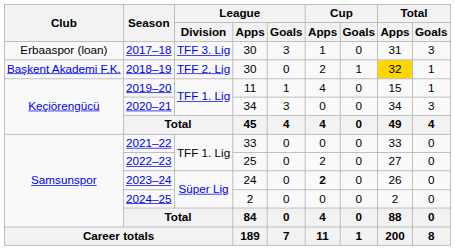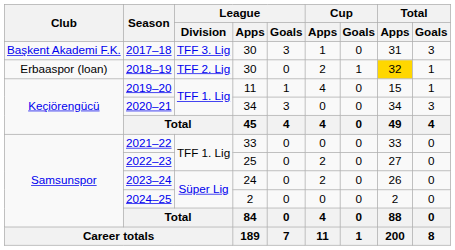(64, 50) Erbaaspor (loan) -> (64, 50) Başkent Akademi F.K.
(64, 69) Başkent Akademi F.K. -> (64, 69) Erbaaspor (loan)
(323, 180) bold -> (323, 180) normal
